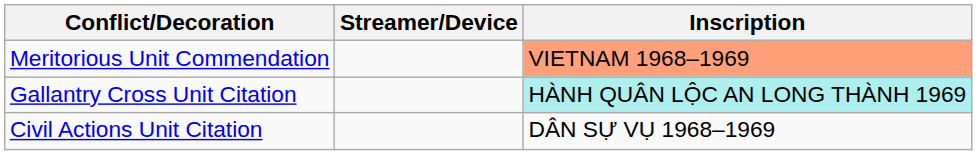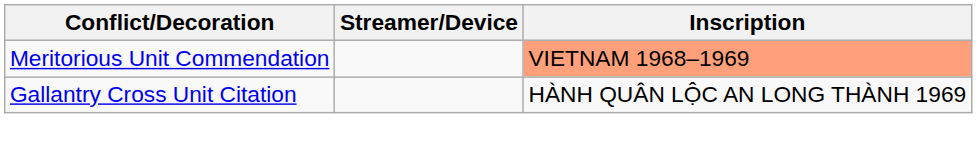(747, 94) paleturquoise background -> (747, 94) no background
- row: (136, 130)
